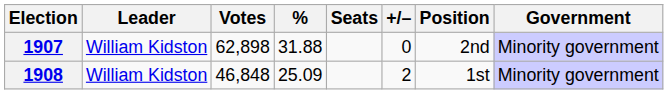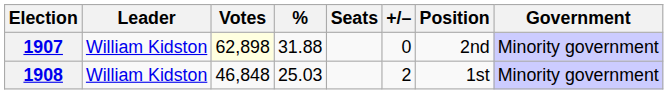(243, 46) no background -> (243, 46) lightyellow background
(300, 74) 25.09 -> (300, 74) 25.03
